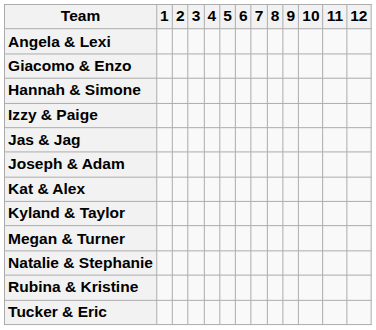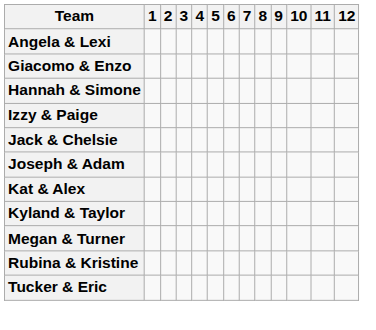+ row: (63, 139)
- row: (44, 139)
- row: (81, 262)
